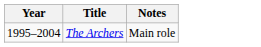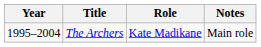+ column: (165, 13)
